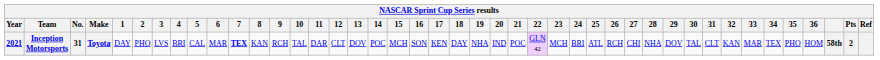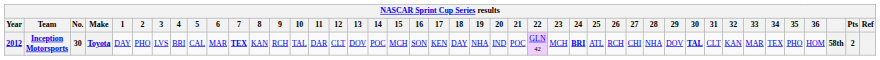(14, 43) 2021 -> (14, 43) 2012
(78, 43) 31 -> (78, 43) 30
(578, 43) normal -> (578, 43) bold
(694, 43) normal -> (695, 43) bold
